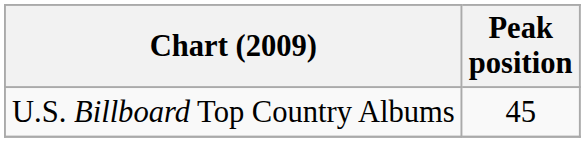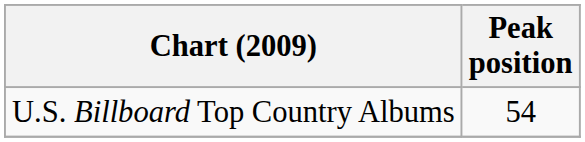(521, 111) 45 -> (521, 111) 54
